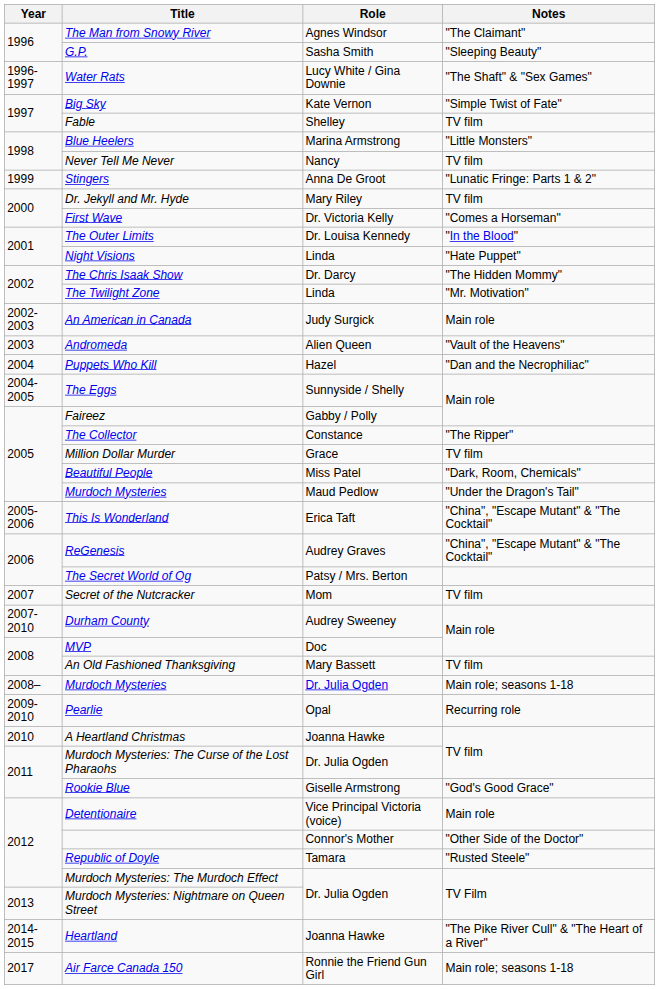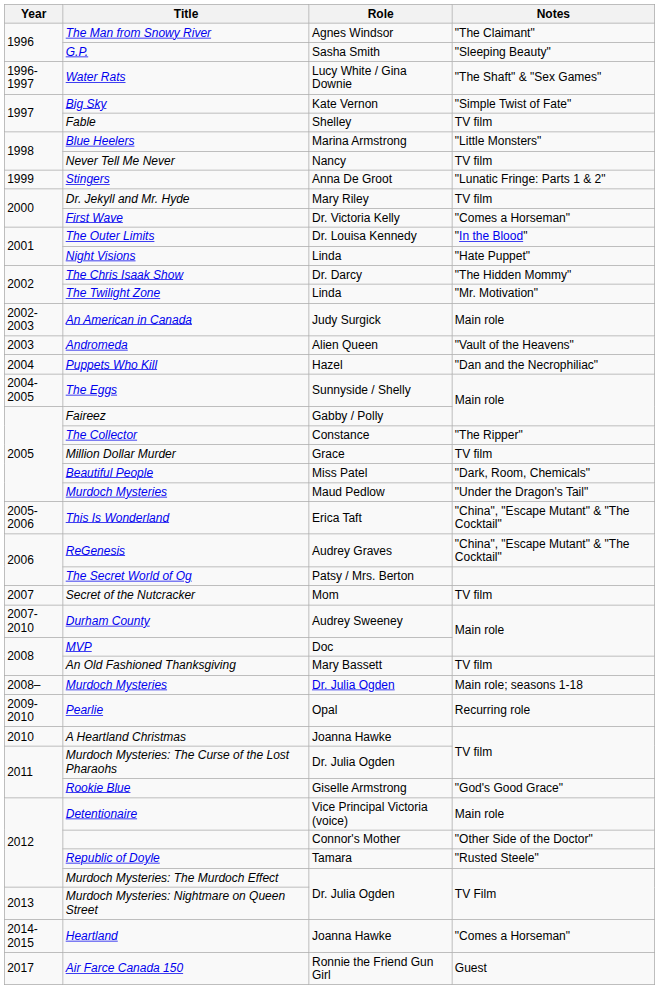(544, 936) "The Pike River Cull" & "The Heart of a River" -> (512, 936) "Comes a Horseman"
(509, 968) Main role; seasons 1-18 -> (471, 968) Guest
